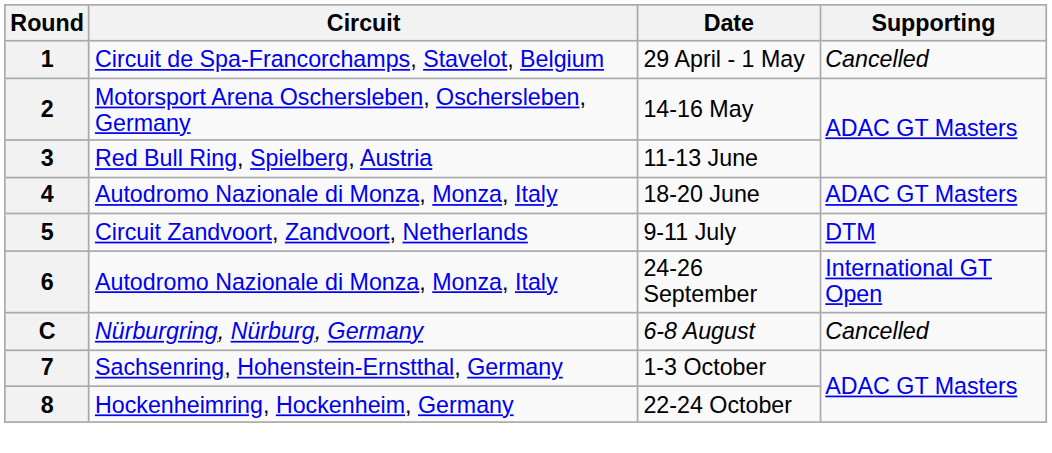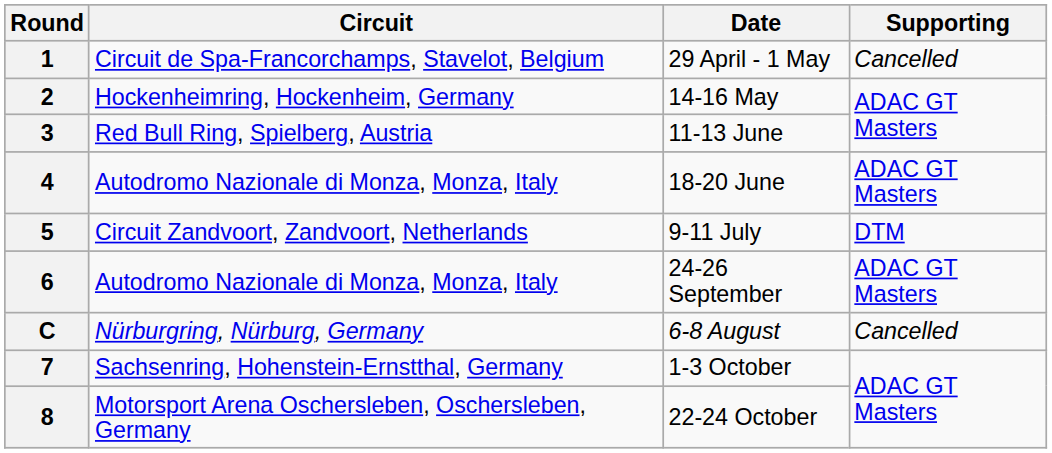(340, 109) Motorsport Arena Oschersleben, Oschersleben, Germany -> (304, 96) Hockenheimring, Hockenheim, Germany
(909, 281) International GT Open -> (906, 281) ADAC GT Masters
(304, 404) Hockenheimring, Hockenheim, Germany -> (340, 417) Motorsport Arena Oschersleben, Oschersleben, Germany
